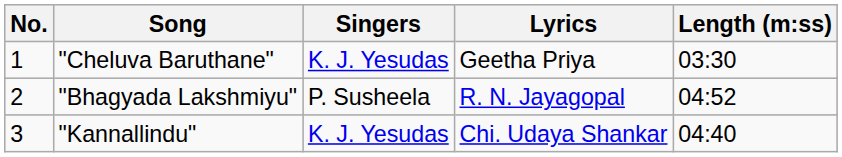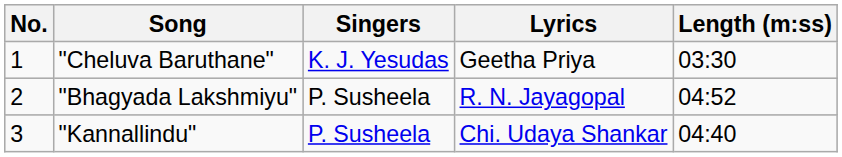(378, 134) K. J. Yesudas -> (369, 134) P. Susheela
